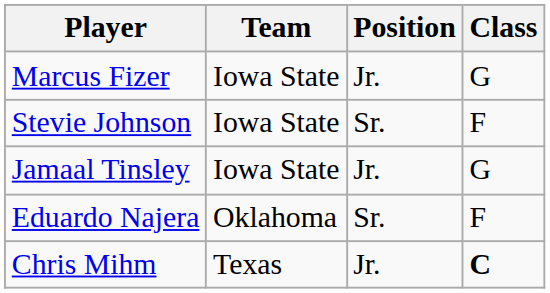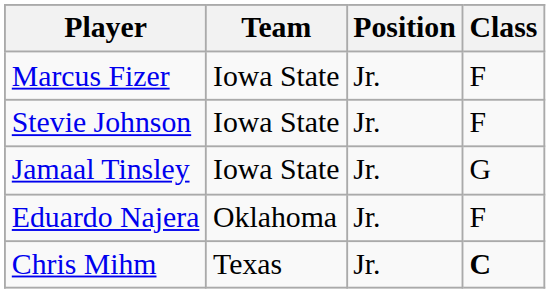(480, 75) G -> (478, 75) F
(369, 122) Sr. -> (367, 122) Jr.
(369, 216) Sr. -> (367, 216) Jr.
